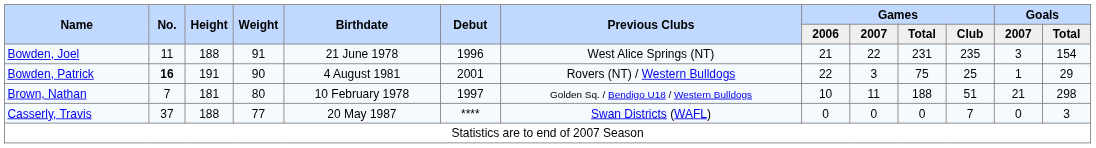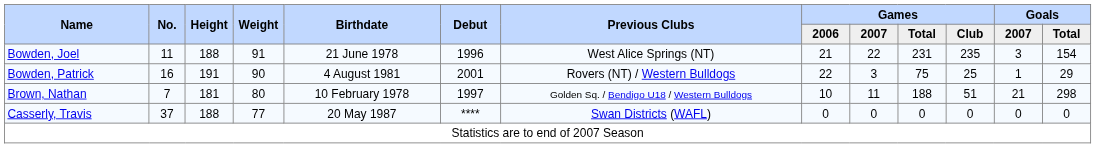(167, 74) bold -> (167, 74) normal
(970, 113) 7 -> (970, 113) 0
(1066, 113) 3 -> (1066, 113) 0
